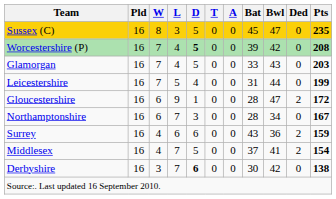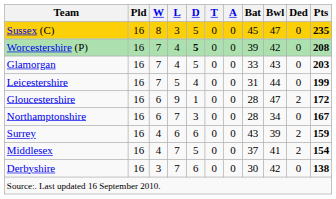(275, 133) 36 -> (275, 133) 39
(196, 168) bold -> (196, 168) normal
